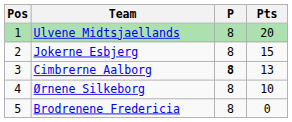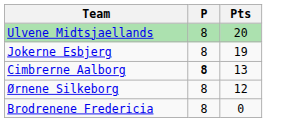- column: (18, 14)
(267, 52) 15 -> (241, 52) 19
(267, 89) 10 -> (241, 89) 12
